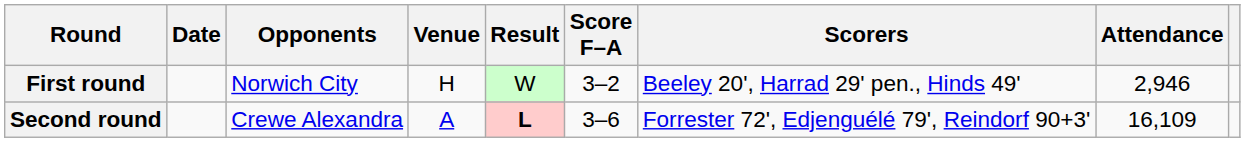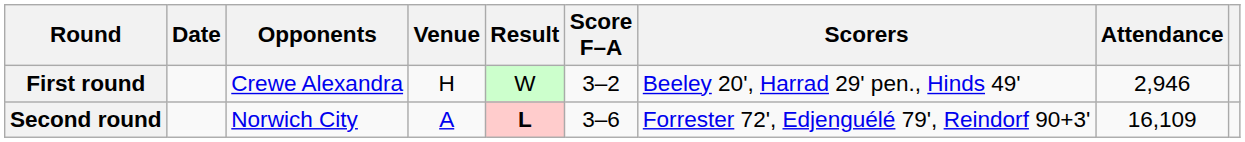(295, 83) Norwich City -> (317, 83) Crewe Alexandra
(317, 119) Crewe Alexandra -> (295, 119) Norwich City
